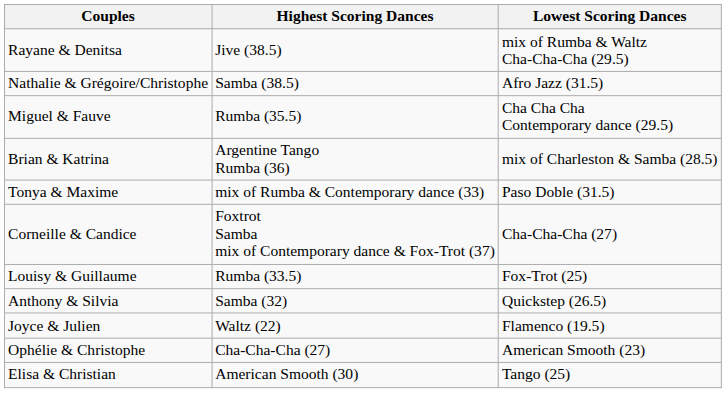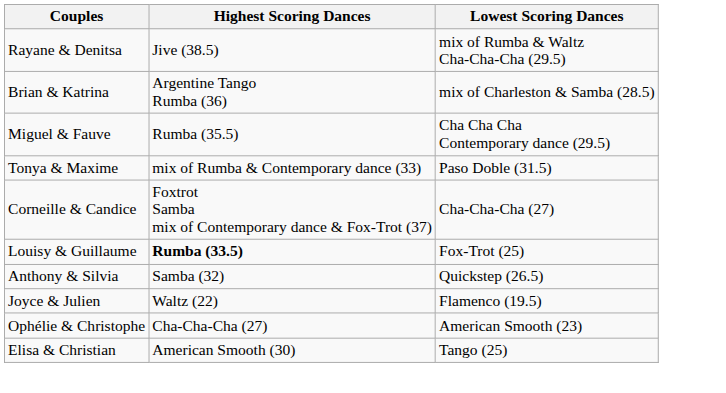- row: (108, 83)
rows swapped: (58, 158) <-> (59, 116)
(258, 276) normal -> (198, 251) bold
